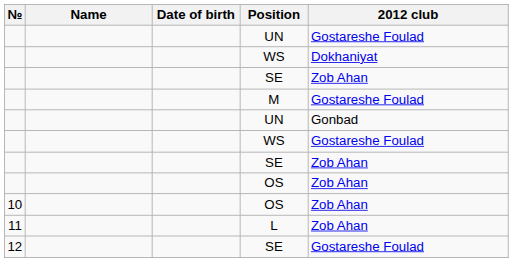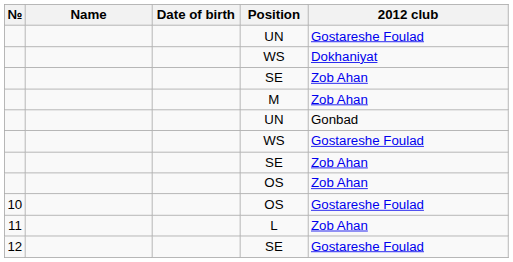(367, 99) Gostareshe Foulad -> (339, 99) Zob Ahan
(339, 204) Zob Ahan -> (367, 204) Gostareshe Foulad
